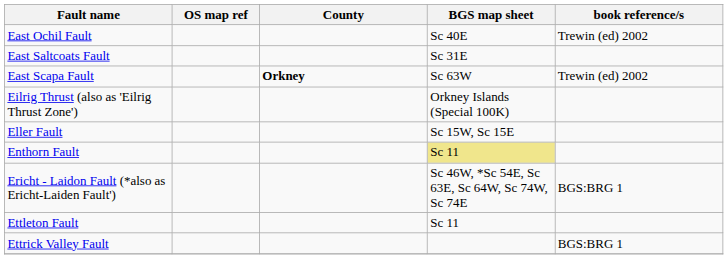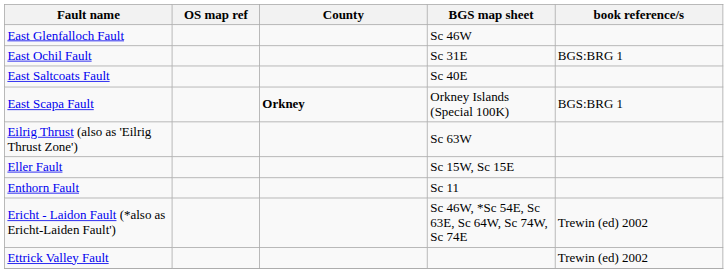+ row: (66, 35)
(449, 35) Sc 40E -> (449, 55) Sc 31E
(603, 35) Trewin (ed) 2002 -> (590, 55) BGS:BRG 1
(449, 55) Sc 31E -> (449, 76) Sc 40E
(451, 76) Sc 63W -> (470, 104) Orkney Islands (Special 100K)
(603, 76) Trewin (ed) 2002 -> (590, 104) BGS:BRG 1
(470, 104) Orkney Islands (Special 100K) -> (451, 139) Sc 63W
(445, 152) khaki background -> (445, 187) no background
(590, 187) BGS:BRG 1 -> (603, 222) Trewin (ed) 2002
- row: (43, 222)
(590, 243) BGS:BRG 1 -> (603, 258) Trewin (ed) 2002
